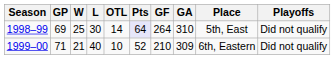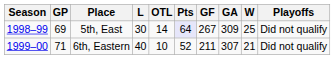columns swapped: (79, 12) <-> (227, 12)
(162, 29) 264 -> (207, 29) 267
(185, 29) 310 -> (230, 29) 309
(162, 46) 210 -> (207, 46) 211
(185, 46) 309 -> (230, 46) 307
